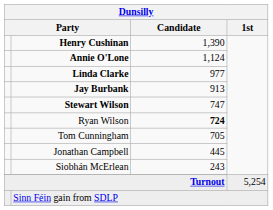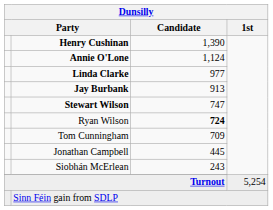(217, 136) 705 -> (217, 136) 709
